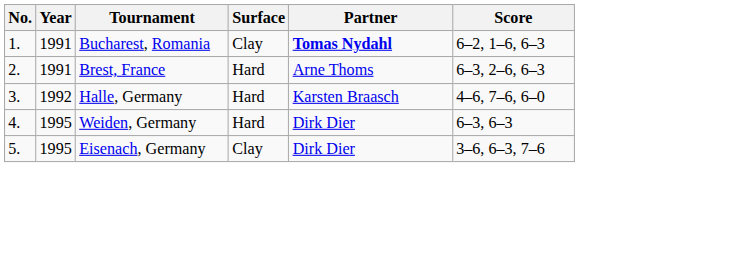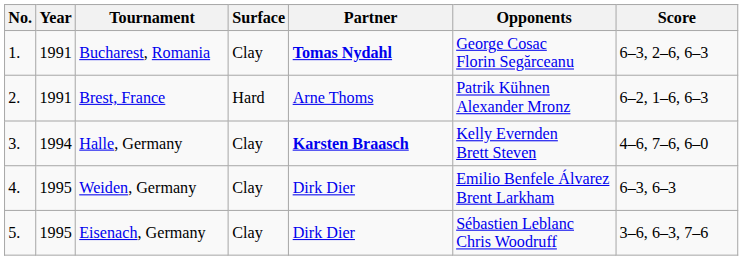+ column: (534, 17)
(501, 43) 6–2, 1–6, 6–3 -> (664, 52) 6–3, 2–6, 6–3
(501, 69) 6–3, 2–6, 6–3 -> (664, 97) 6–2, 1–6, 6–3
(56, 95) 1992 -> (56, 142) 1994
(248, 95) Hard -> (248, 142) Clay
(346, 95) normal -> (351, 142) bold
(248, 121) Hard -> (248, 187) Clay
